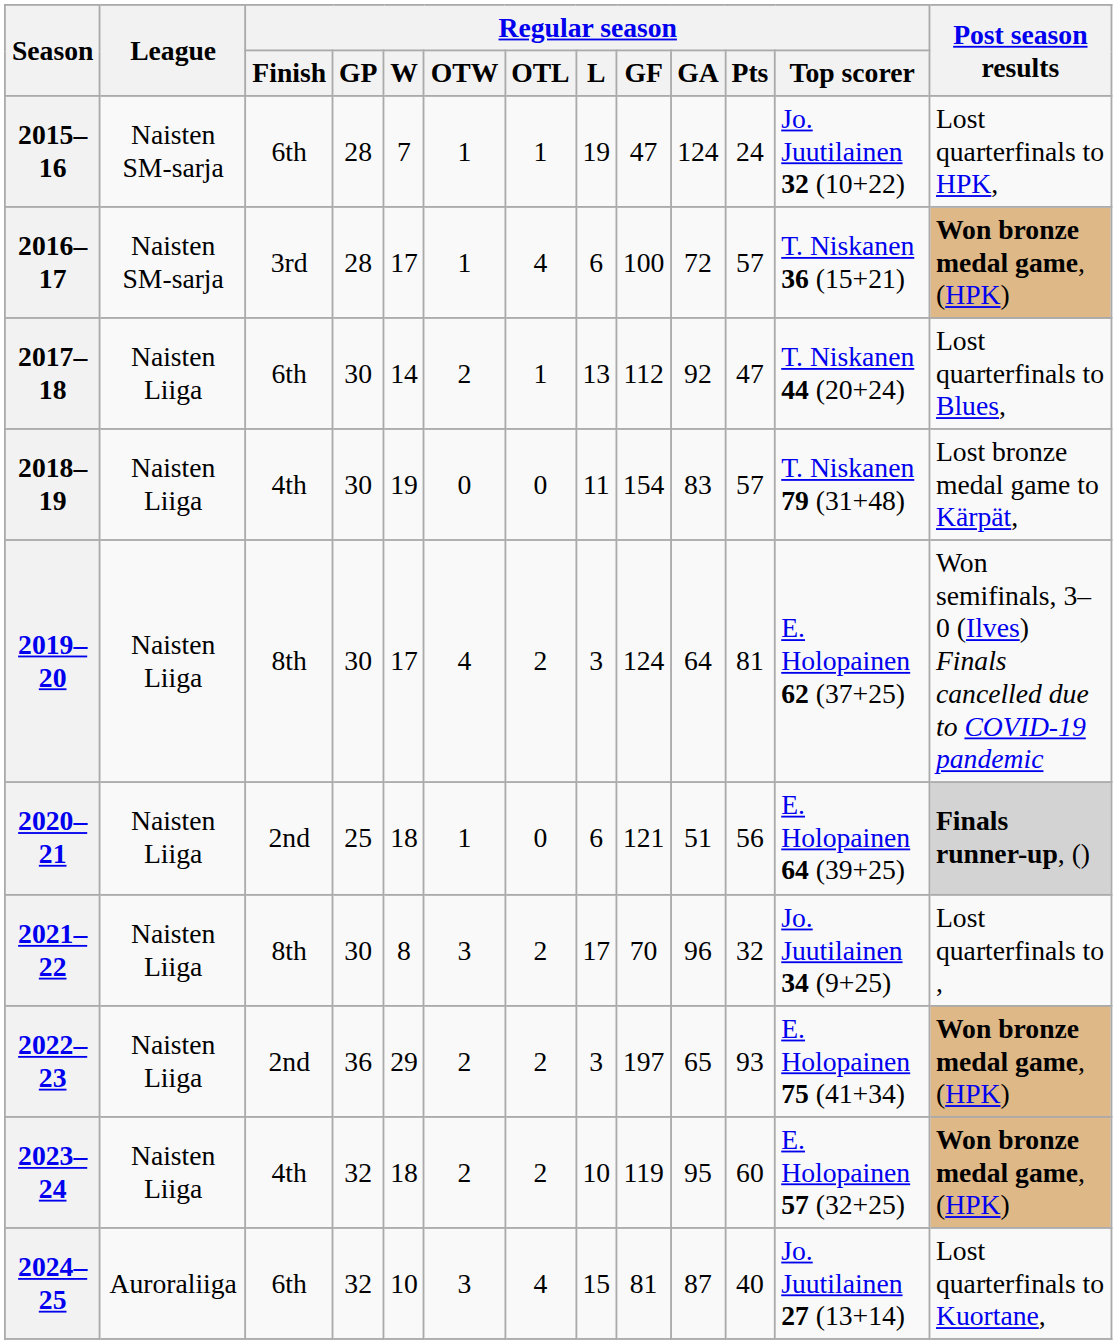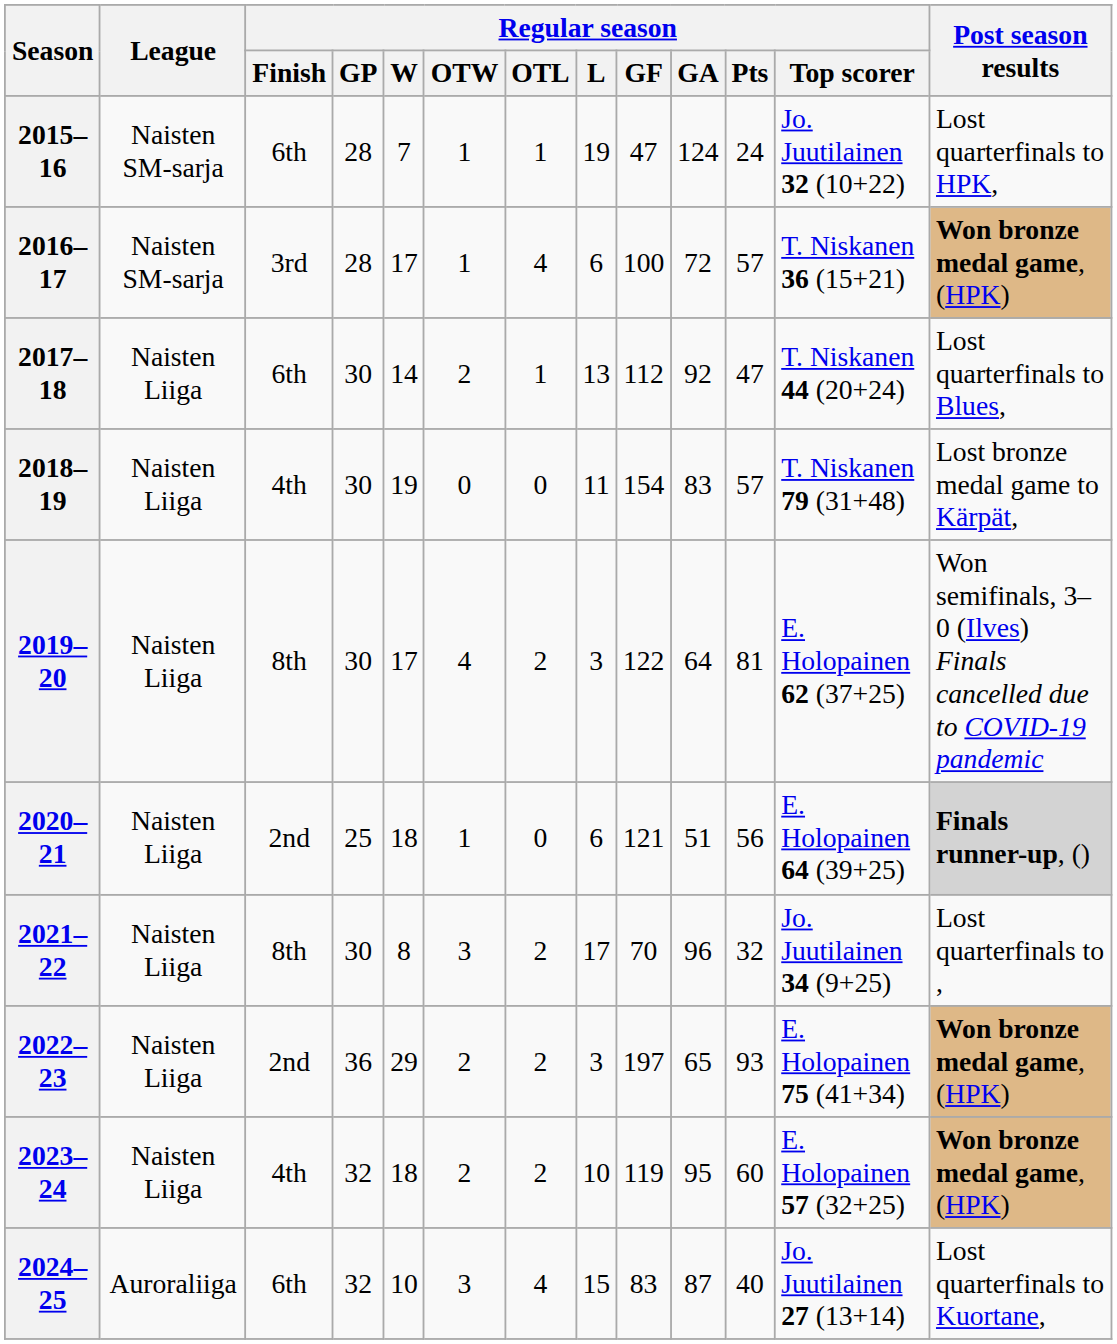(644, 661) 124 -> (644, 661) 122
(644, 1282) 81 -> (644, 1282) 83
